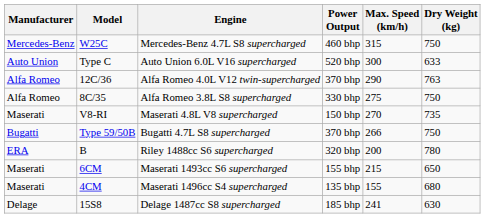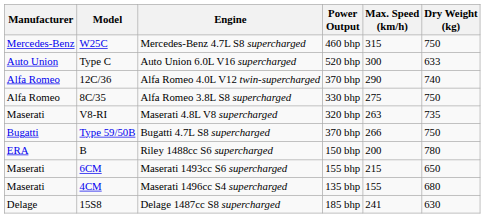(432, 79) 763 -> (432, 79) 740
(343, 115) 150 bhp -> (343, 115) 320 bhp
(373, 115) 270 -> (373, 115) 263
(343, 150) 320 bhp -> (343, 150) 150 bhp
